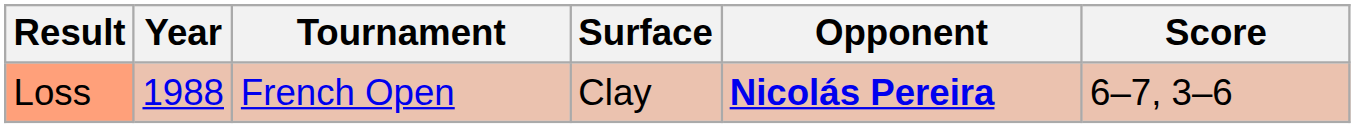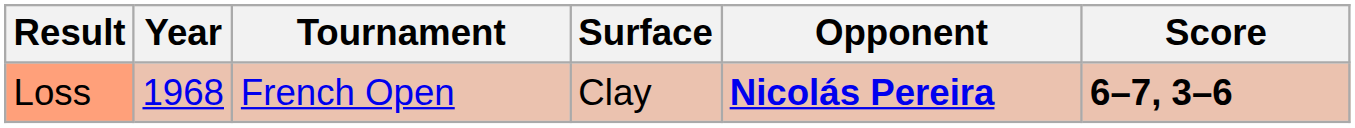(183, 91) 1988 -> (183, 91) 1968
(1161, 91) normal -> (1161, 91) bold
